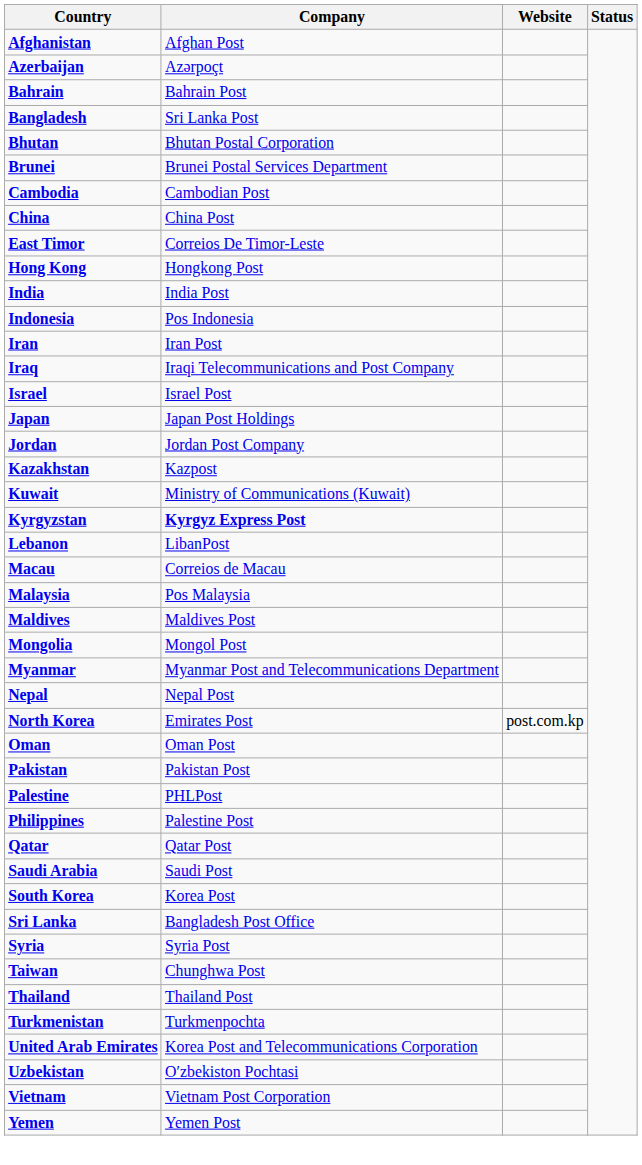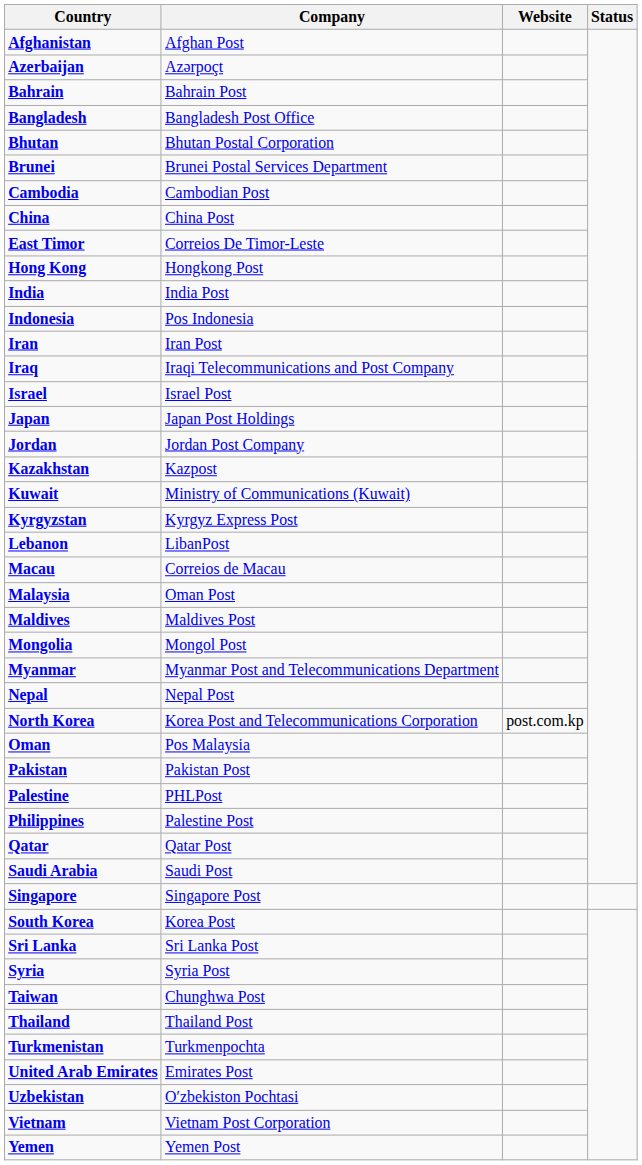(212, 117) Sri Lanka Post -> (240, 117) Bangladesh Post Office
(235, 519) bold -> (231, 519) normal
(208, 594) Pos Malaysia -> (200, 594) Oman Post
(209, 720) Emirates Post -> (321, 720) Korea Post and Telecommunications Corporation
(200, 745) Oman Post -> (208, 745) Pos Malaysia
+ row: (42, 896)
(240, 921) Bangladesh Post Office -> (212, 946) Sri Lanka Post
(321, 1047) Korea Post and Telecommunications Corporation -> (209, 1072) Emirates Post
